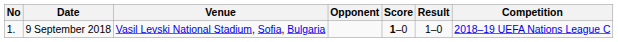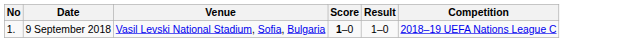- column: (355, 12)
